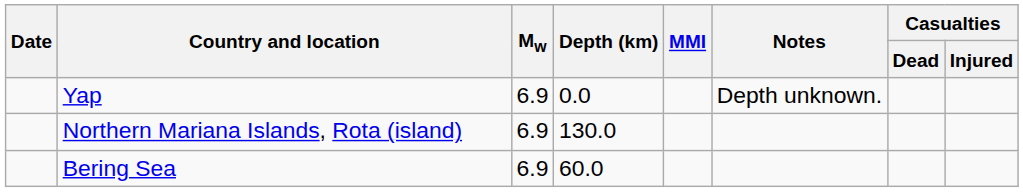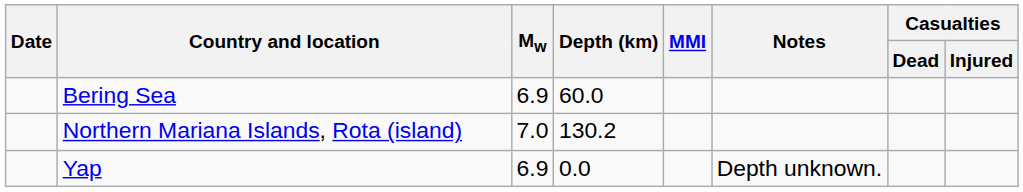rows swapped: (119, 167) <-> (82, 95)
(532, 131) 6.9 -> (532, 131) 7.0
(588, 131) 130.0 -> (588, 131) 130.2
